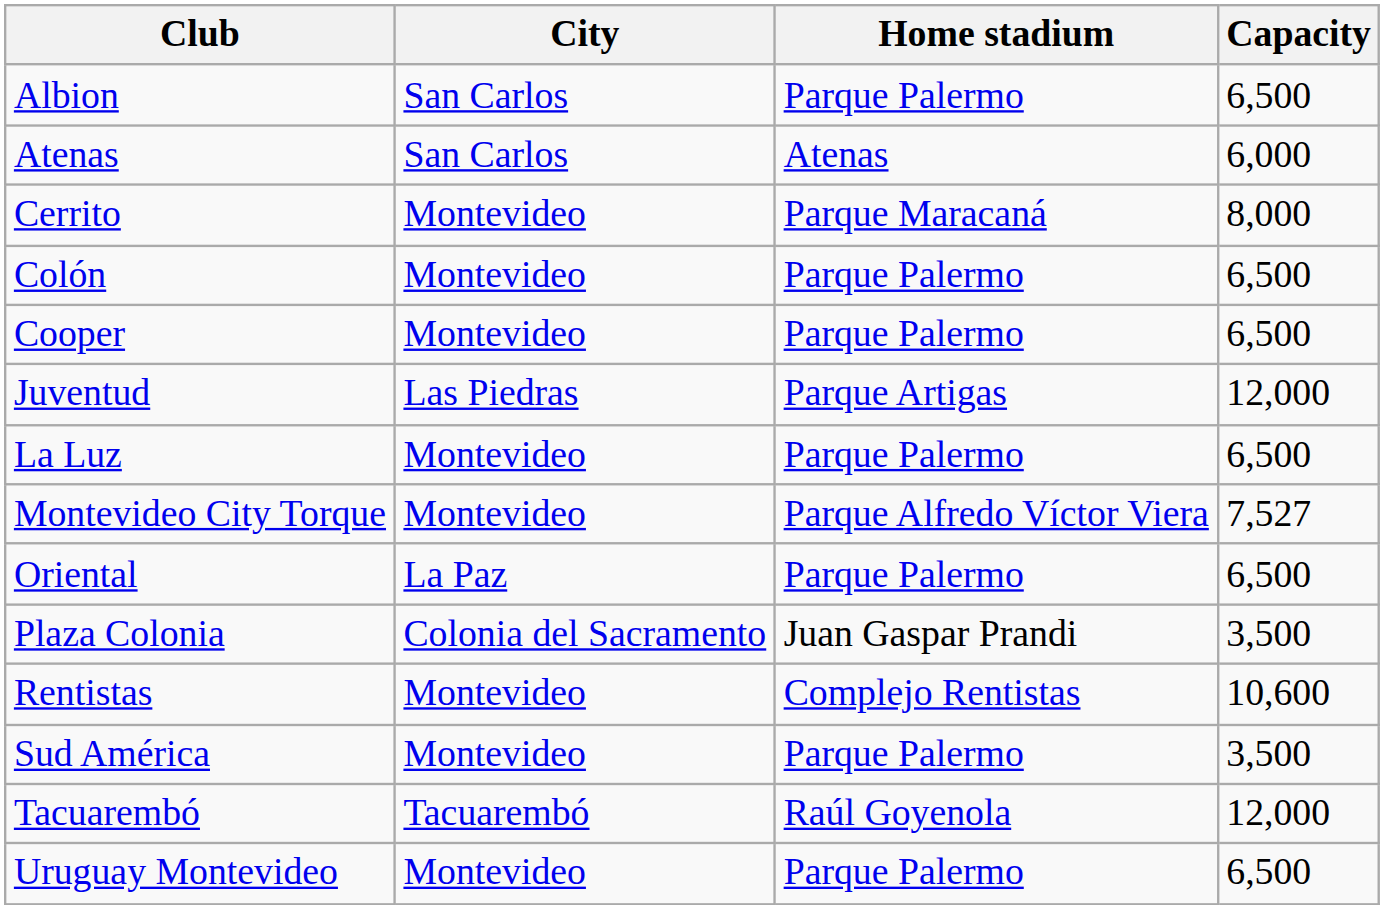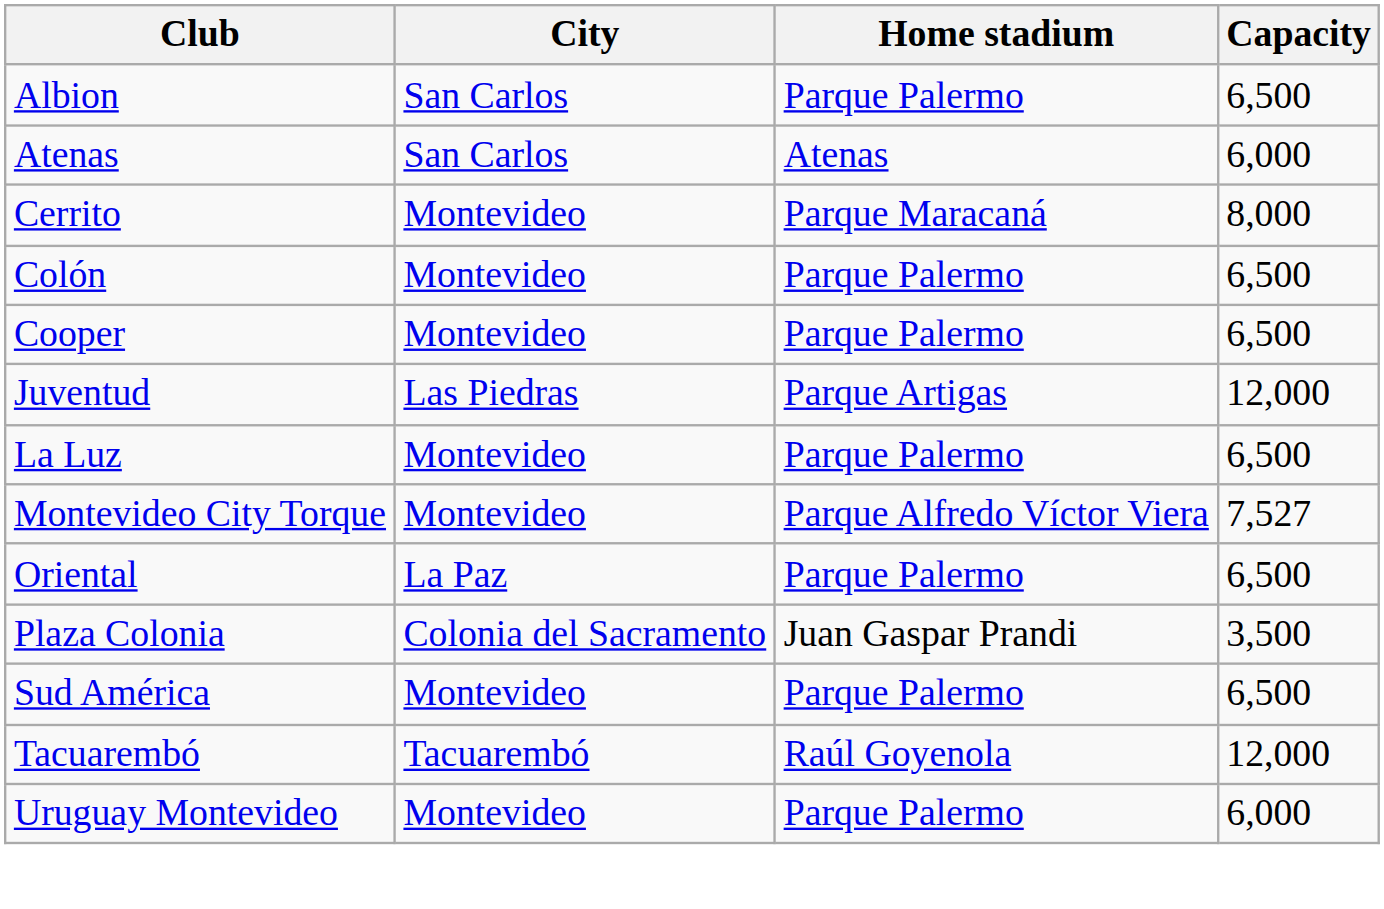- row: (83, 693)
(1269, 753) 3,500 -> (1269, 693) 6,500
(1269, 872) 6,500 -> (1269, 812) 6,000
